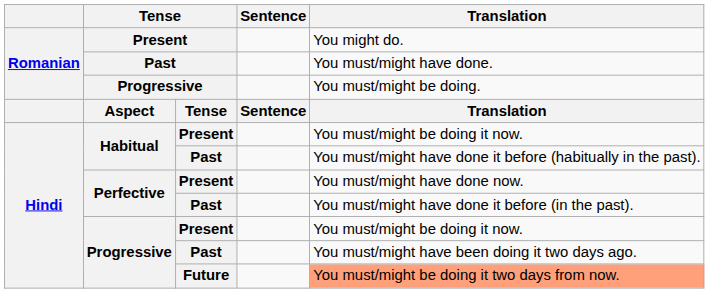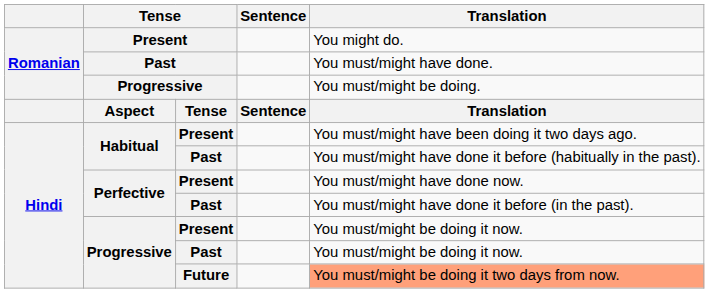(418, 134) You must/might be doing it now. -> (475, 134) You must/might have been doing it two days ago.
(475, 252) You must/might have been doing it two days ago. -> (418, 252) You must/might be doing it now.
